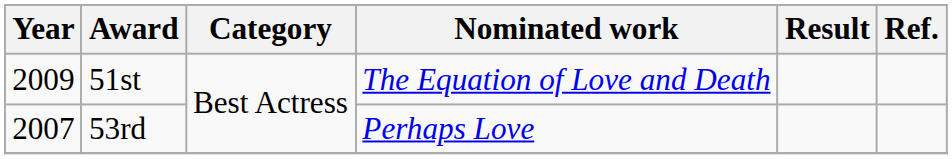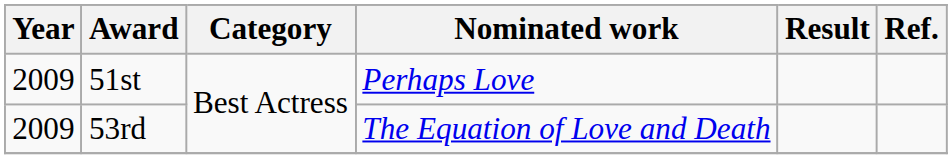(566, 78) The Equation of Love and Death -> (448, 78) Perhaps Love
(43, 128) 2007 -> (43, 128) 2009
(448, 128) Perhaps Love -> (566, 128) The Equation of Love and Death
